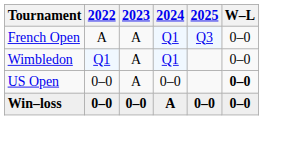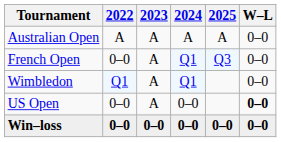+ row: (53, 37)
(102, 37) A -> (120, 59) 0–0
(170, 103) A -> (188, 125) 0–0
